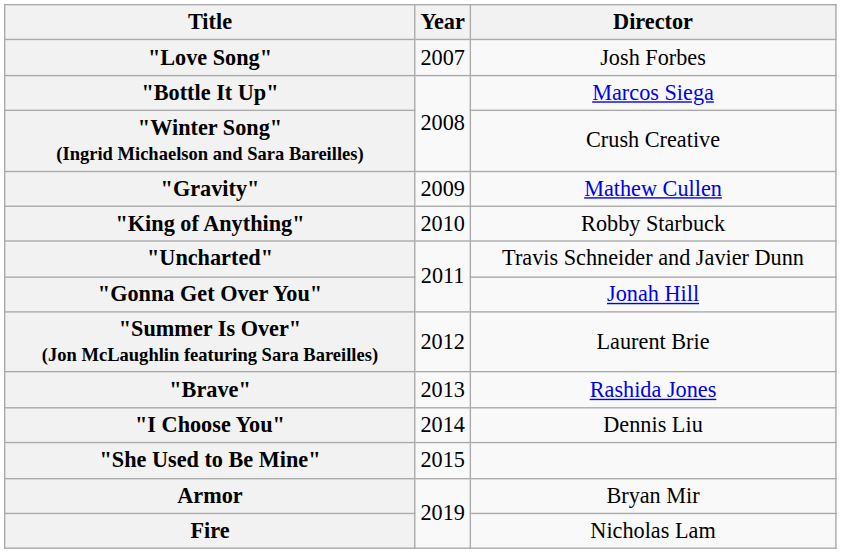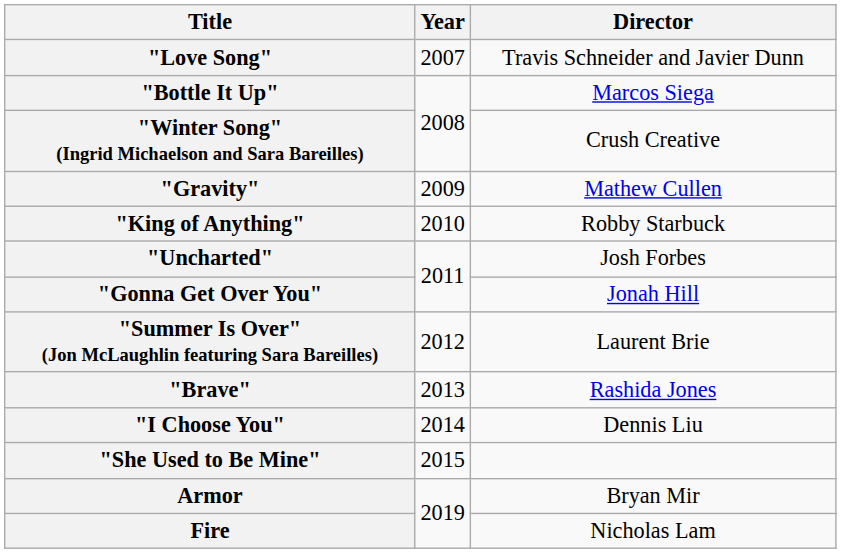(653, 57) Josh Forbes -> (653, 57) Travis Schneider and Javier Dunn
(653, 258) Travis Schneider and Javier Dunn -> (653, 258) Josh Forbes
